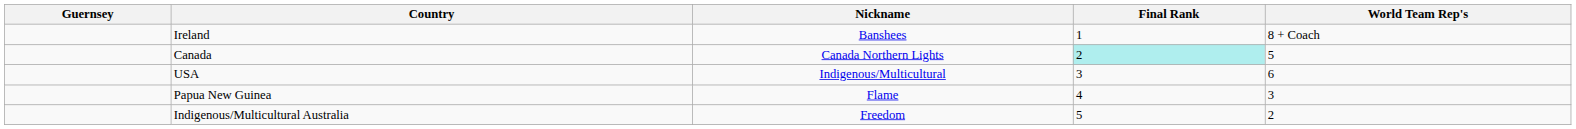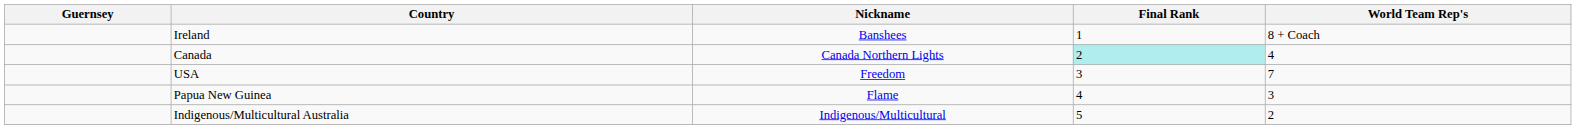(1271, 54) 5 -> (1271, 54) 4
(883, 74) Indigenous/Multicultural -> (883, 74) Freedom
(1271, 74) 6 -> (1271, 74) 7
(883, 114) Freedom -> (883, 114) Indigenous/Multicultural
